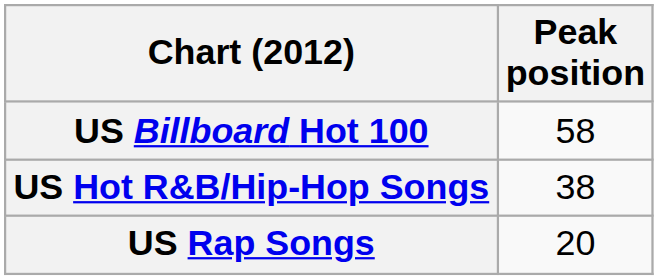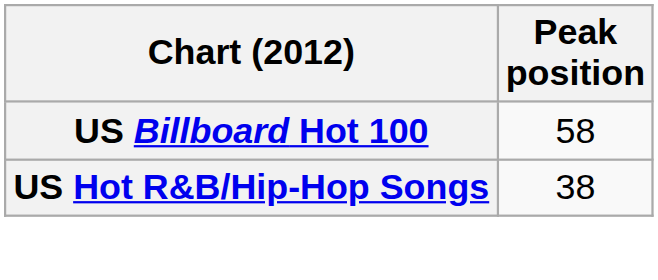- row: (251, 243)
